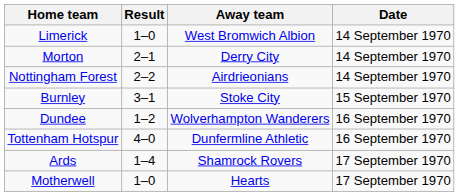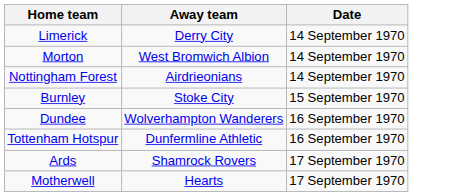- column: (144, 14)
(250, 35) West Bromwich Albion -> (204, 35) Derry City
(250, 56) Derry City -> (204, 56) West Bromwich Albion
